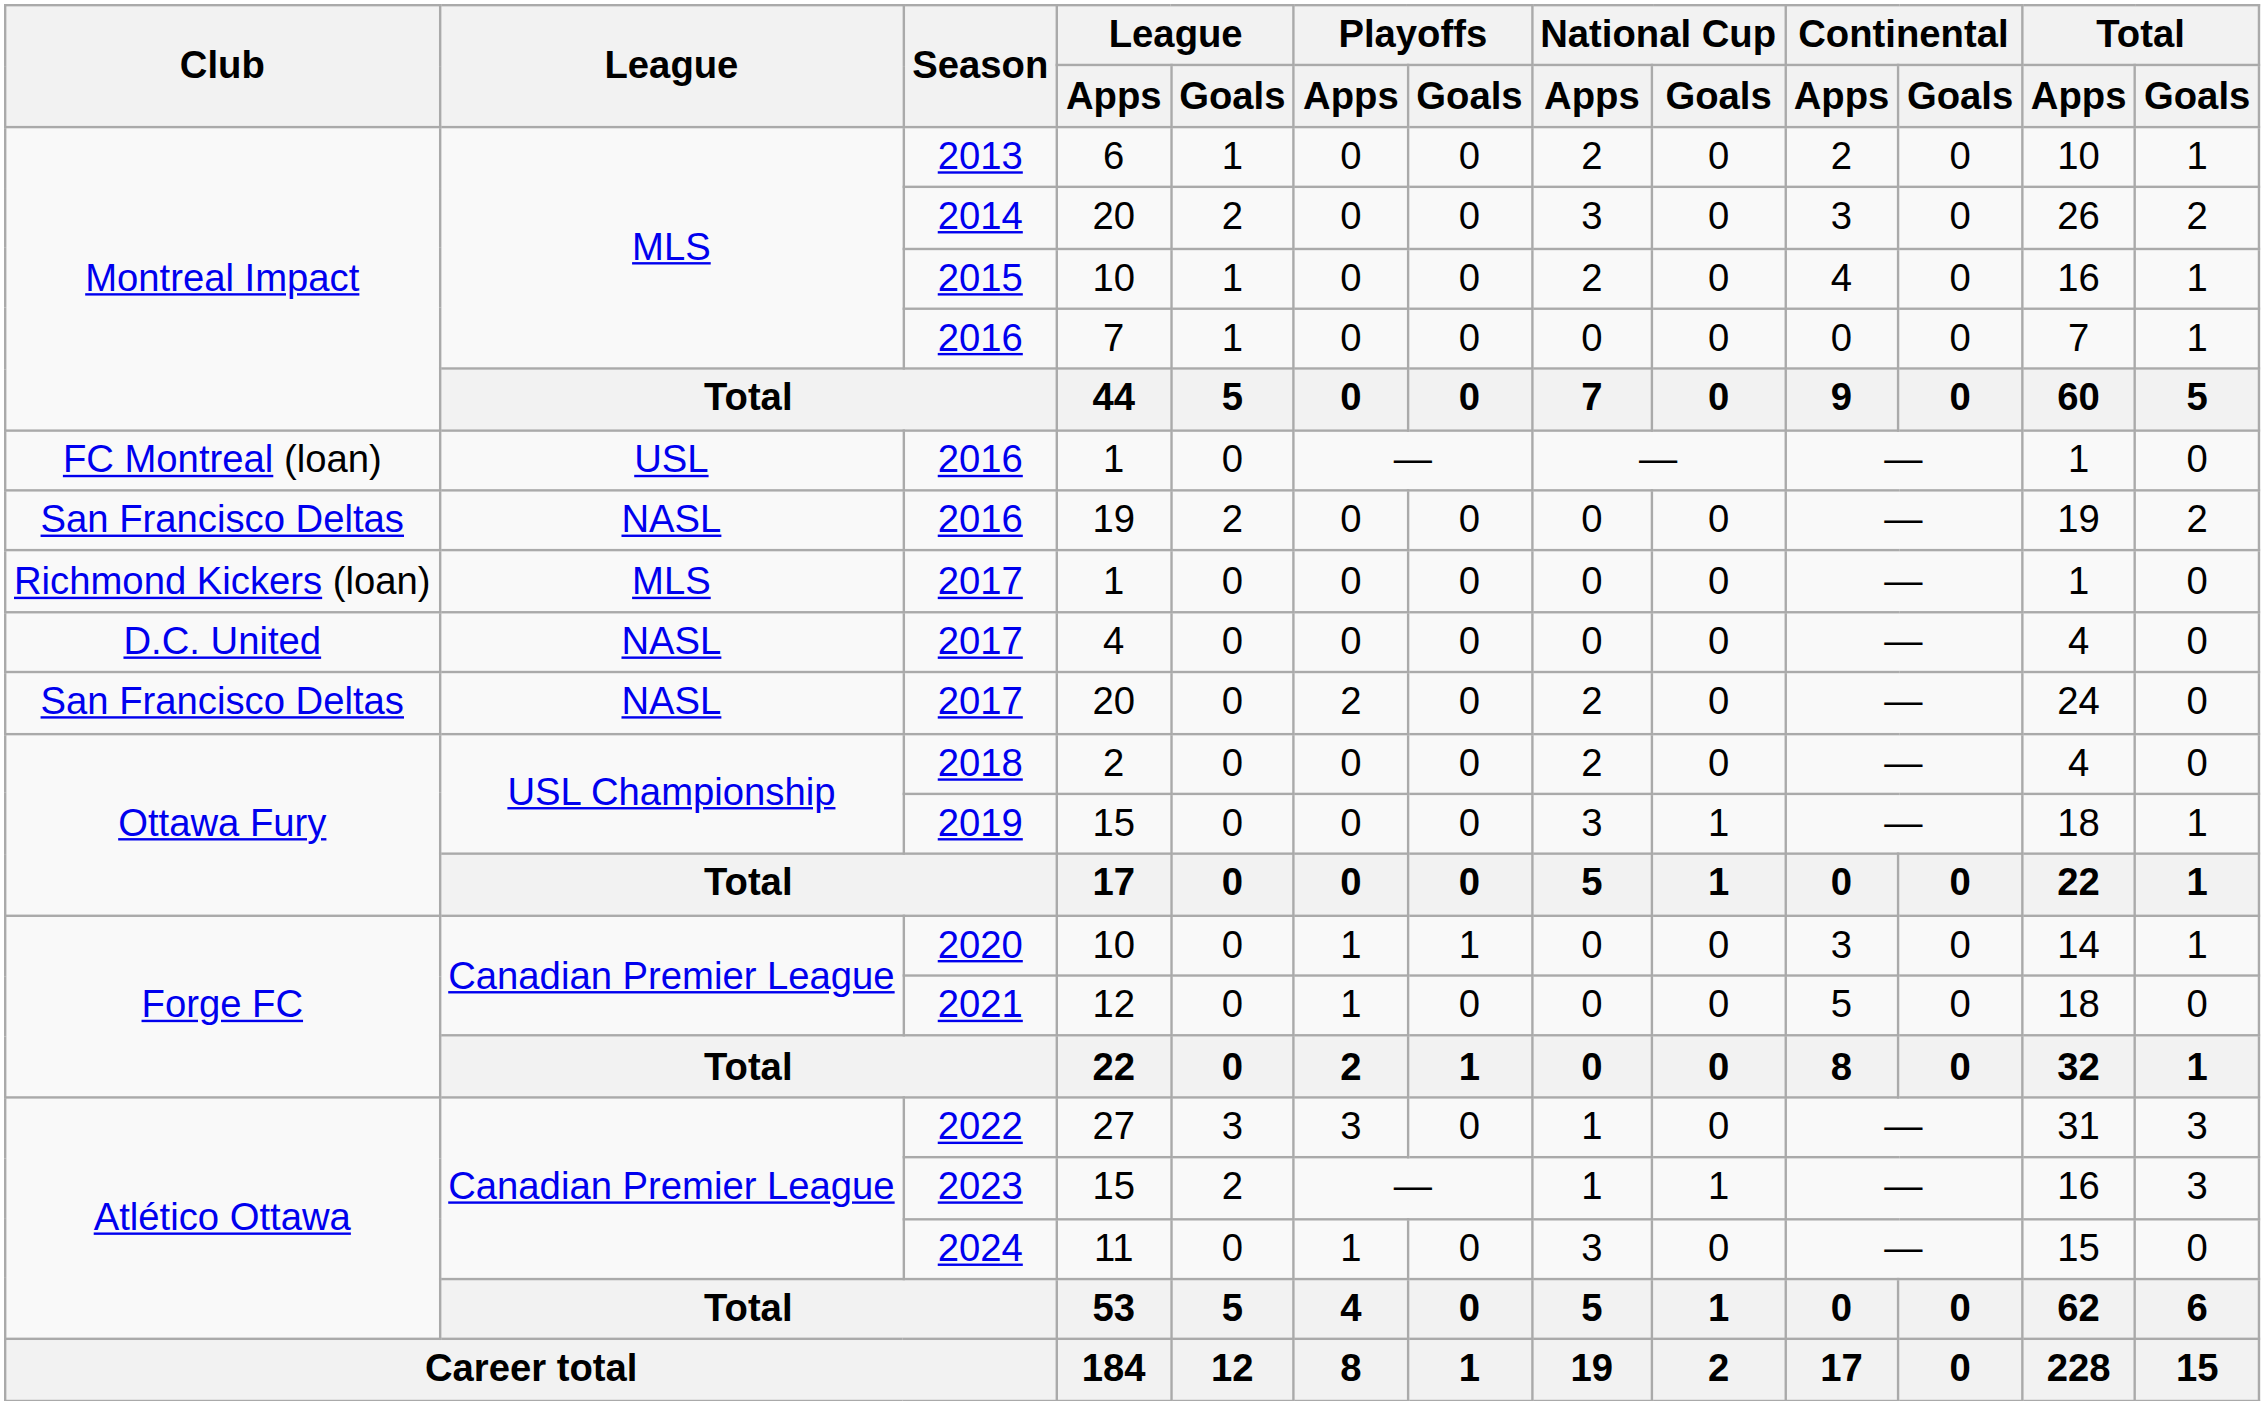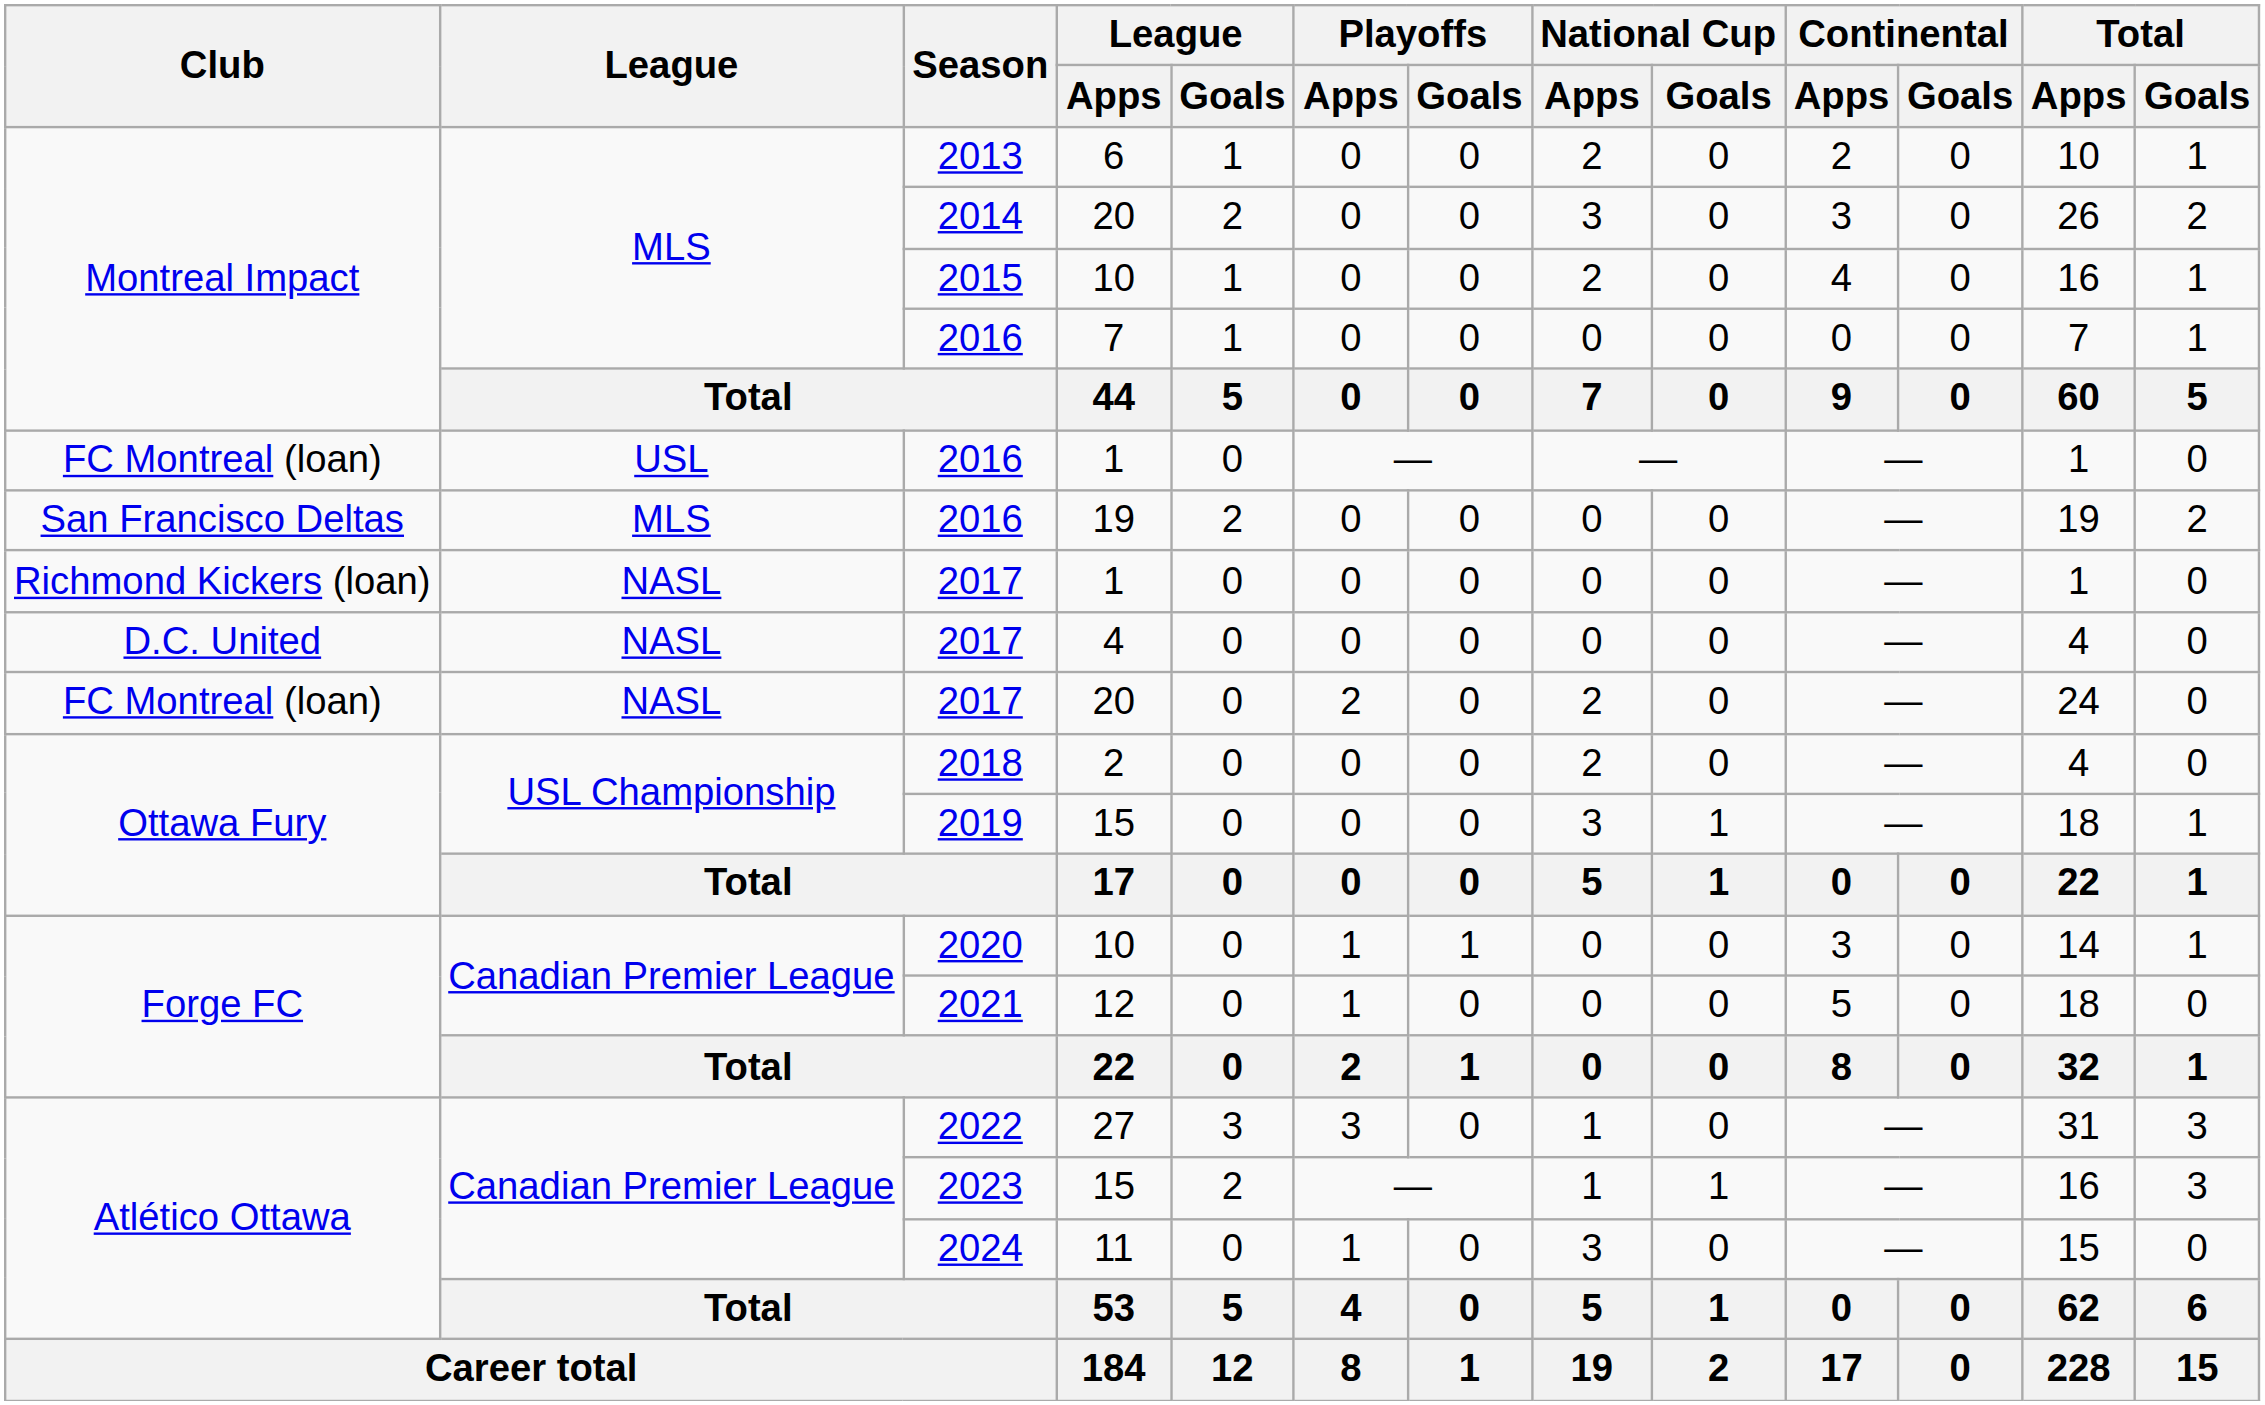(671, 519) NASL -> (671, 519) MLS
(671, 580) MLS -> (671, 580) NASL
(222, 701) San Francisco Deltas -> (222, 701) FC Montreal (loan)
